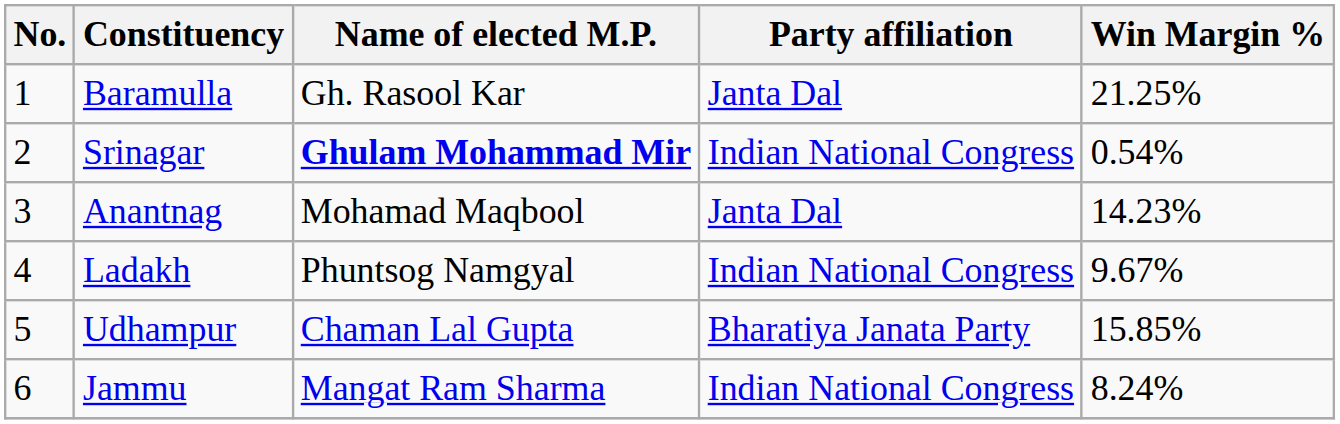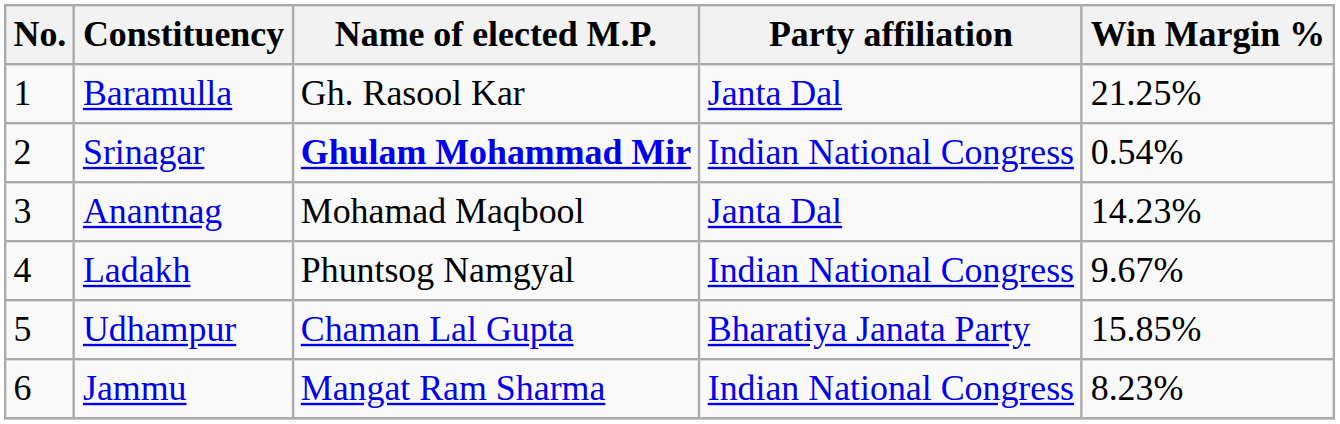(1137, 389) 8.24% -> (1137, 389) 8.23%
